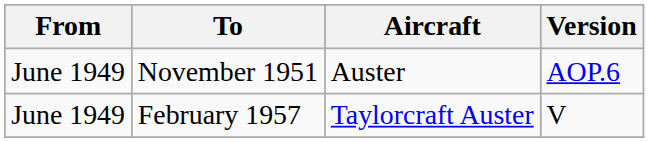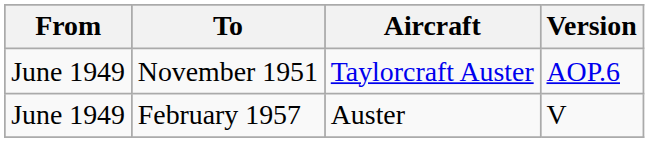(368, 70) Auster -> (432, 70) Taylorcraft Auster
(432, 114) Taylorcraft Auster -> (368, 114) Auster
